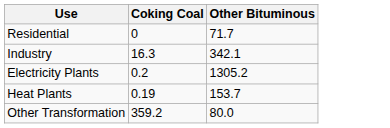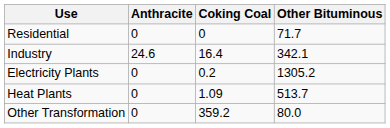+ column: (162, 14)
(143, 53) 16.3 -> (211, 53) 16.4
(143, 93) 0.19 -> (211, 93) 1.09
(225, 93) 153.7 -> (293, 93) 513.7
